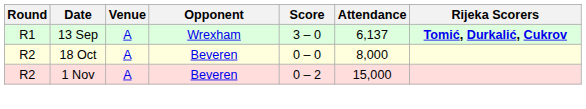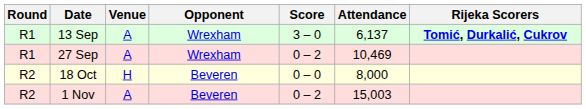+ row: (78, 55)
(127, 55) A -> (127, 75) H
(372, 75) 15,000 -> (372, 94) 15,003
